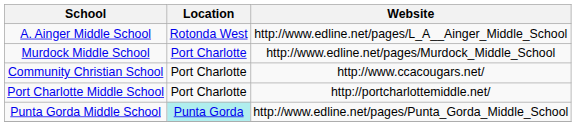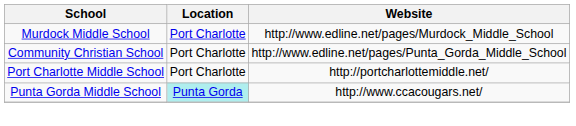- row: (86, 33)
(411, 72) http://www.ccacougars.net/ -> (409, 53) http://www.edline.net/pages/Punta_Gorda_Middle_School
(411, 111) http://www.edline.net/pages/Punta_Gorda_Middle_School -> (409, 92) http://www.ccacougars.net/
